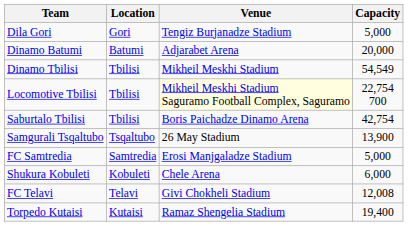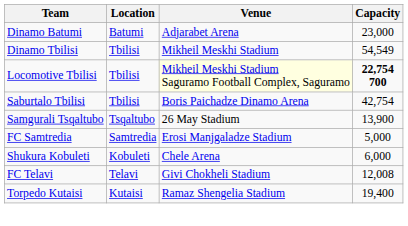- row: (29, 32)
(378, 50) 20,000 -> (378, 32) 23,000
(378, 94) normal -> (378, 75) bold
